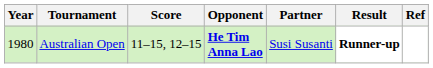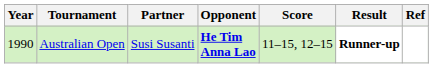columns swapped: (301, 15) <-> (166, 15)
(20, 44) 1980 -> (20, 44) 1990
